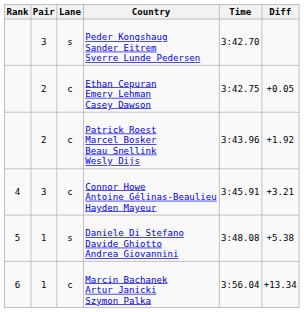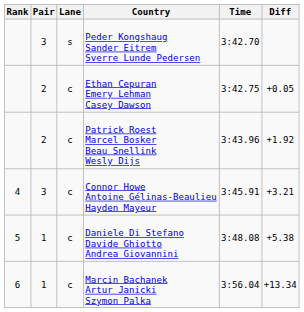(70, 238) s -> (70, 238) c
